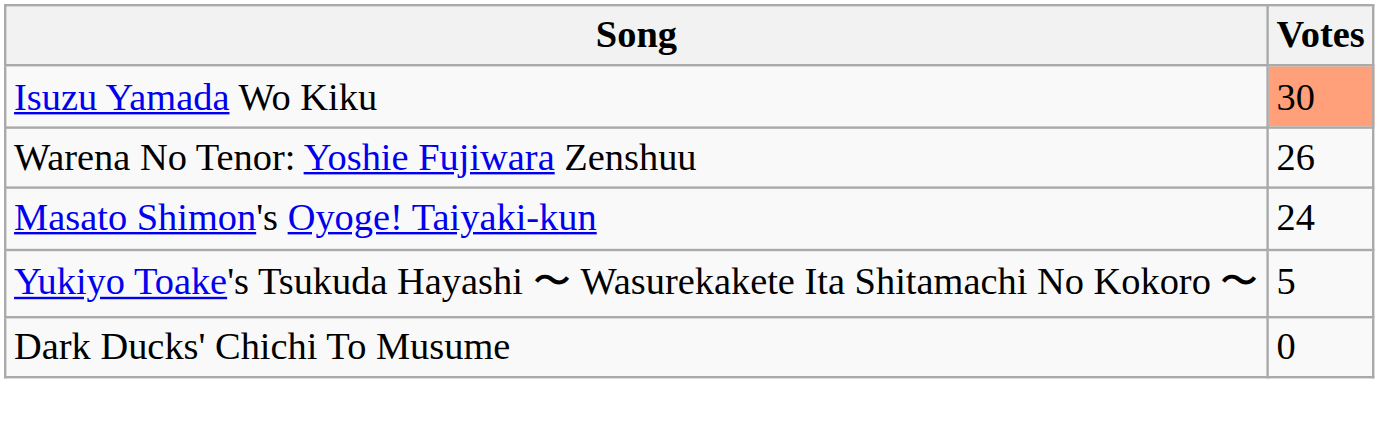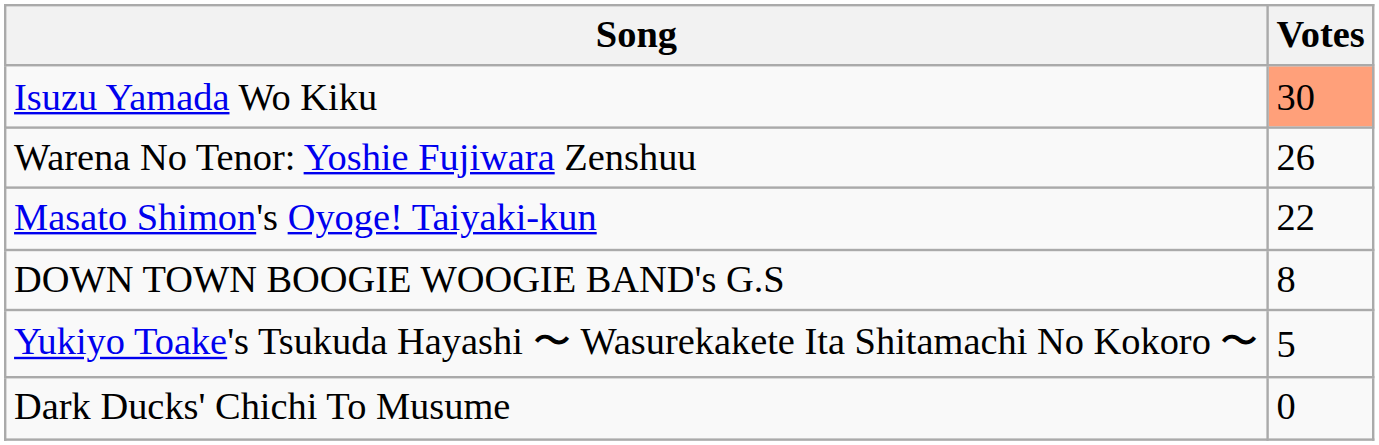(1296, 217) 24 -> (1296, 217) 22
+ row: (399, 278)
